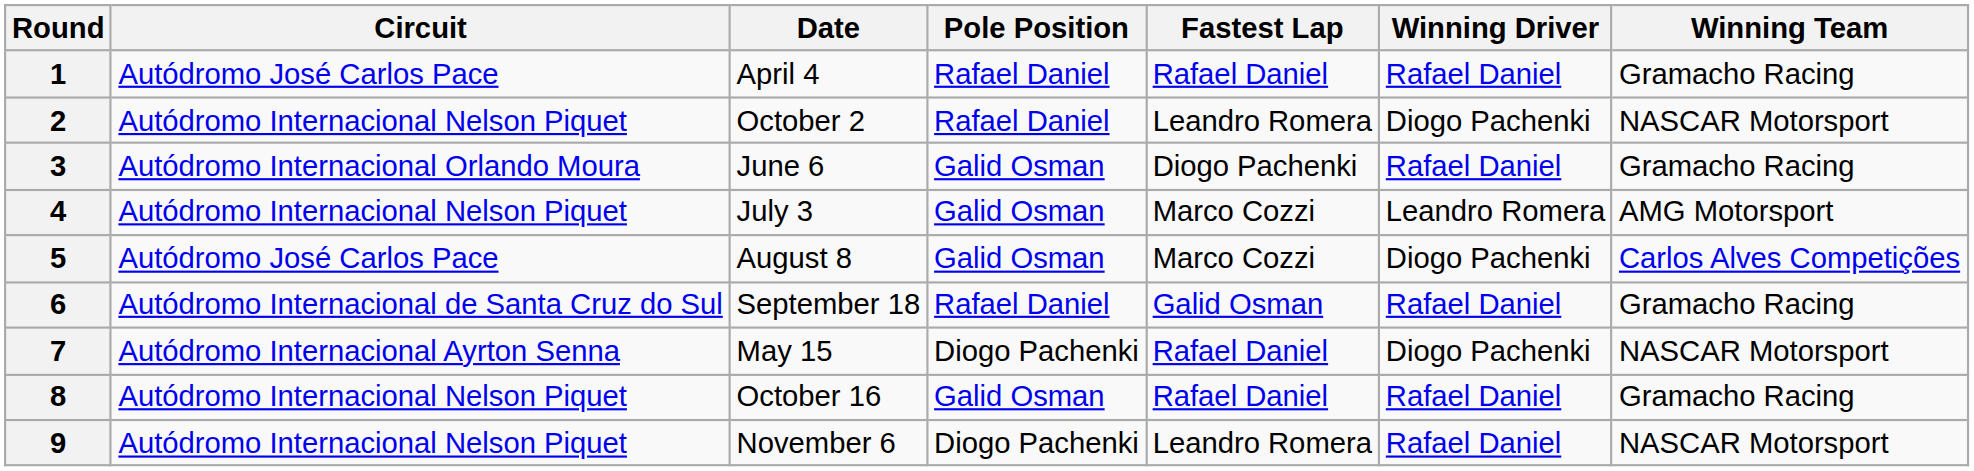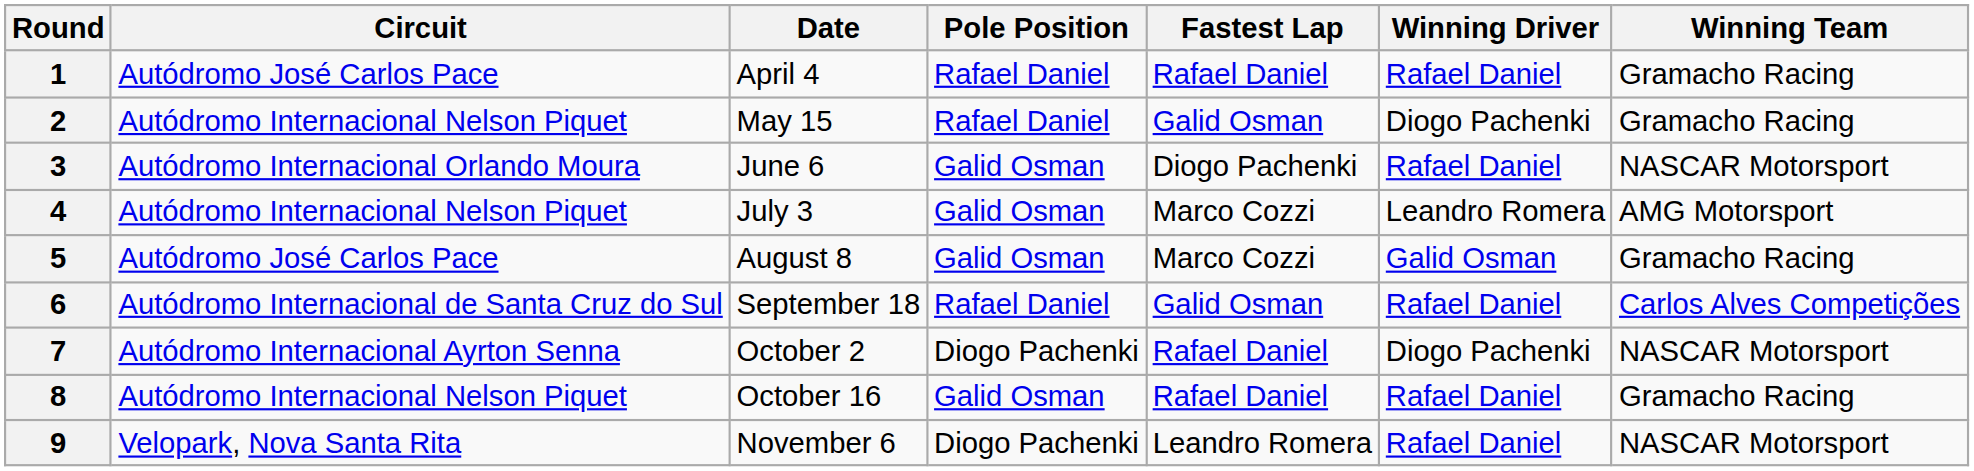(801, 120) October 2 -> (785, 120) May 15
(1262, 120) Leandro Romera -> (1238, 120) Galid Osman
(1754, 120) NASCAR Motorsport -> (1737, 120) Gramacho Racing
(1737, 166) Gramacho Racing -> (1754, 166) NASCAR Motorsport
(1488, 258) Diogo Pachenki -> (1471, 258) Galid Osman
(1790, 258) Carlos Alves Competições -> (1737, 258) Gramacho Racing
(1737, 304) Gramacho Racing -> (1790, 304) Carlos Alves Competições
(785, 350) May 15 -> (801, 350) October 2
(373, 443) Autódromo Internacional Nelson Piquet -> (290, 443) Velopark, Nova Santa Rita
